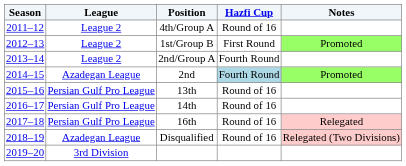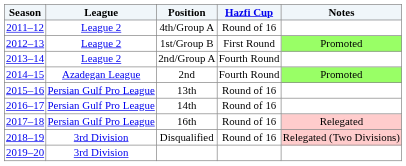(249, 74) lightblue background -> (249, 74) no background
(101, 137) Azadegan League -> (101, 137) 3rd Division
